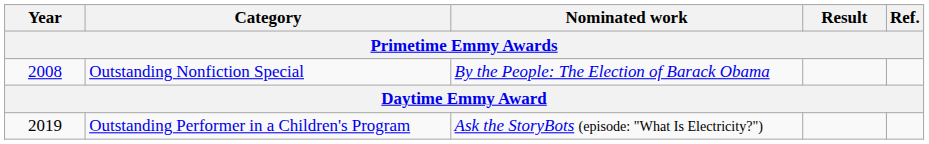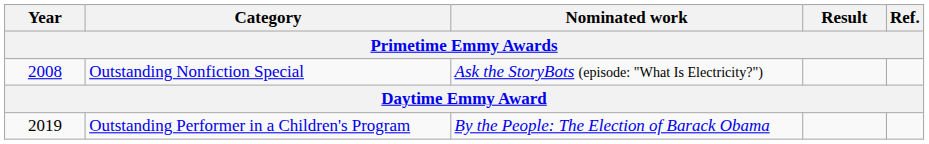(612, 71) By the People: The Election of Barack Obama -> (609, 71) Ask the StoryBots (episode: "What Is Electricity?")
(609, 125) Ask the StoryBots (episode: "What Is Electricity?") -> (612, 125) By the People: The Election of Barack Obama
